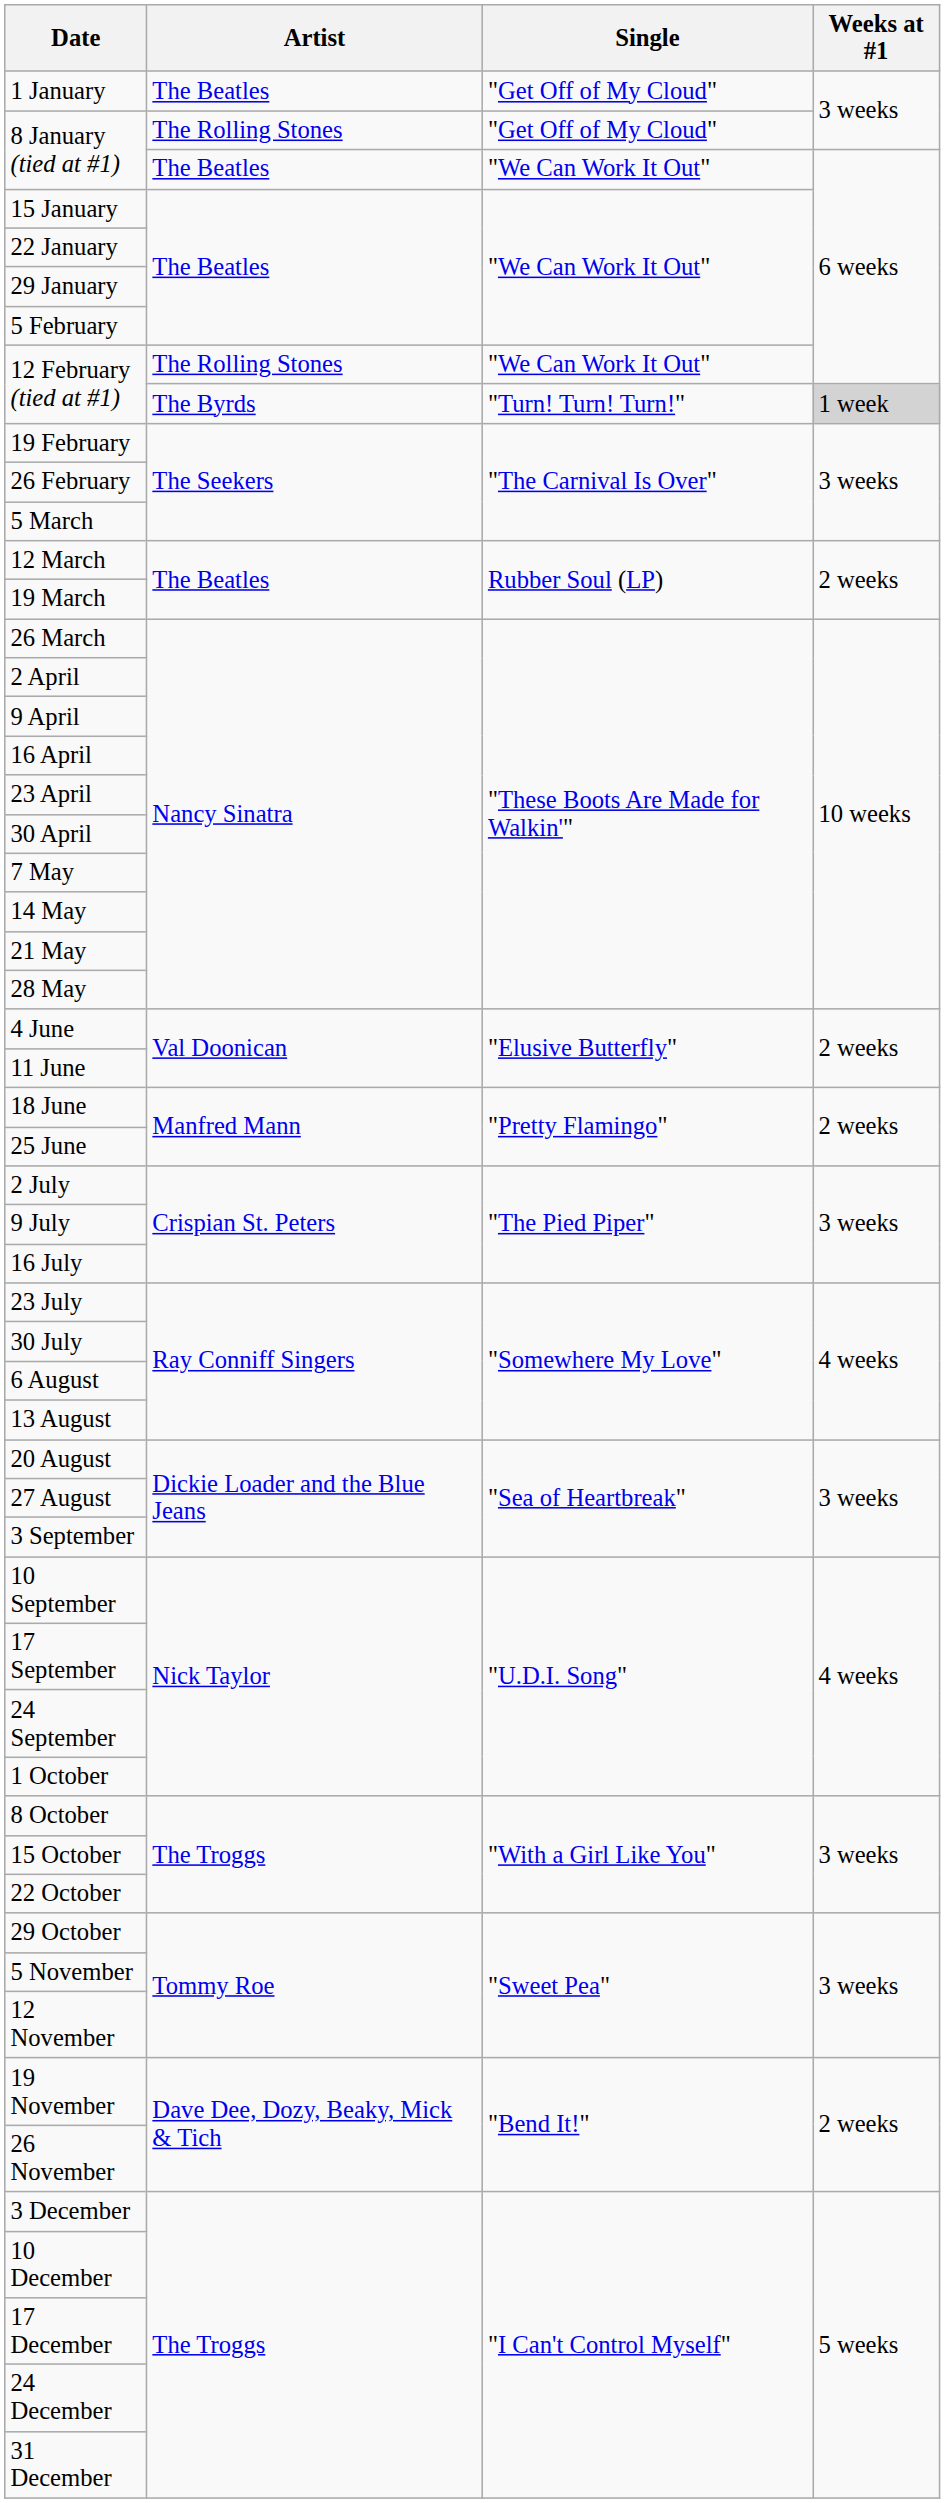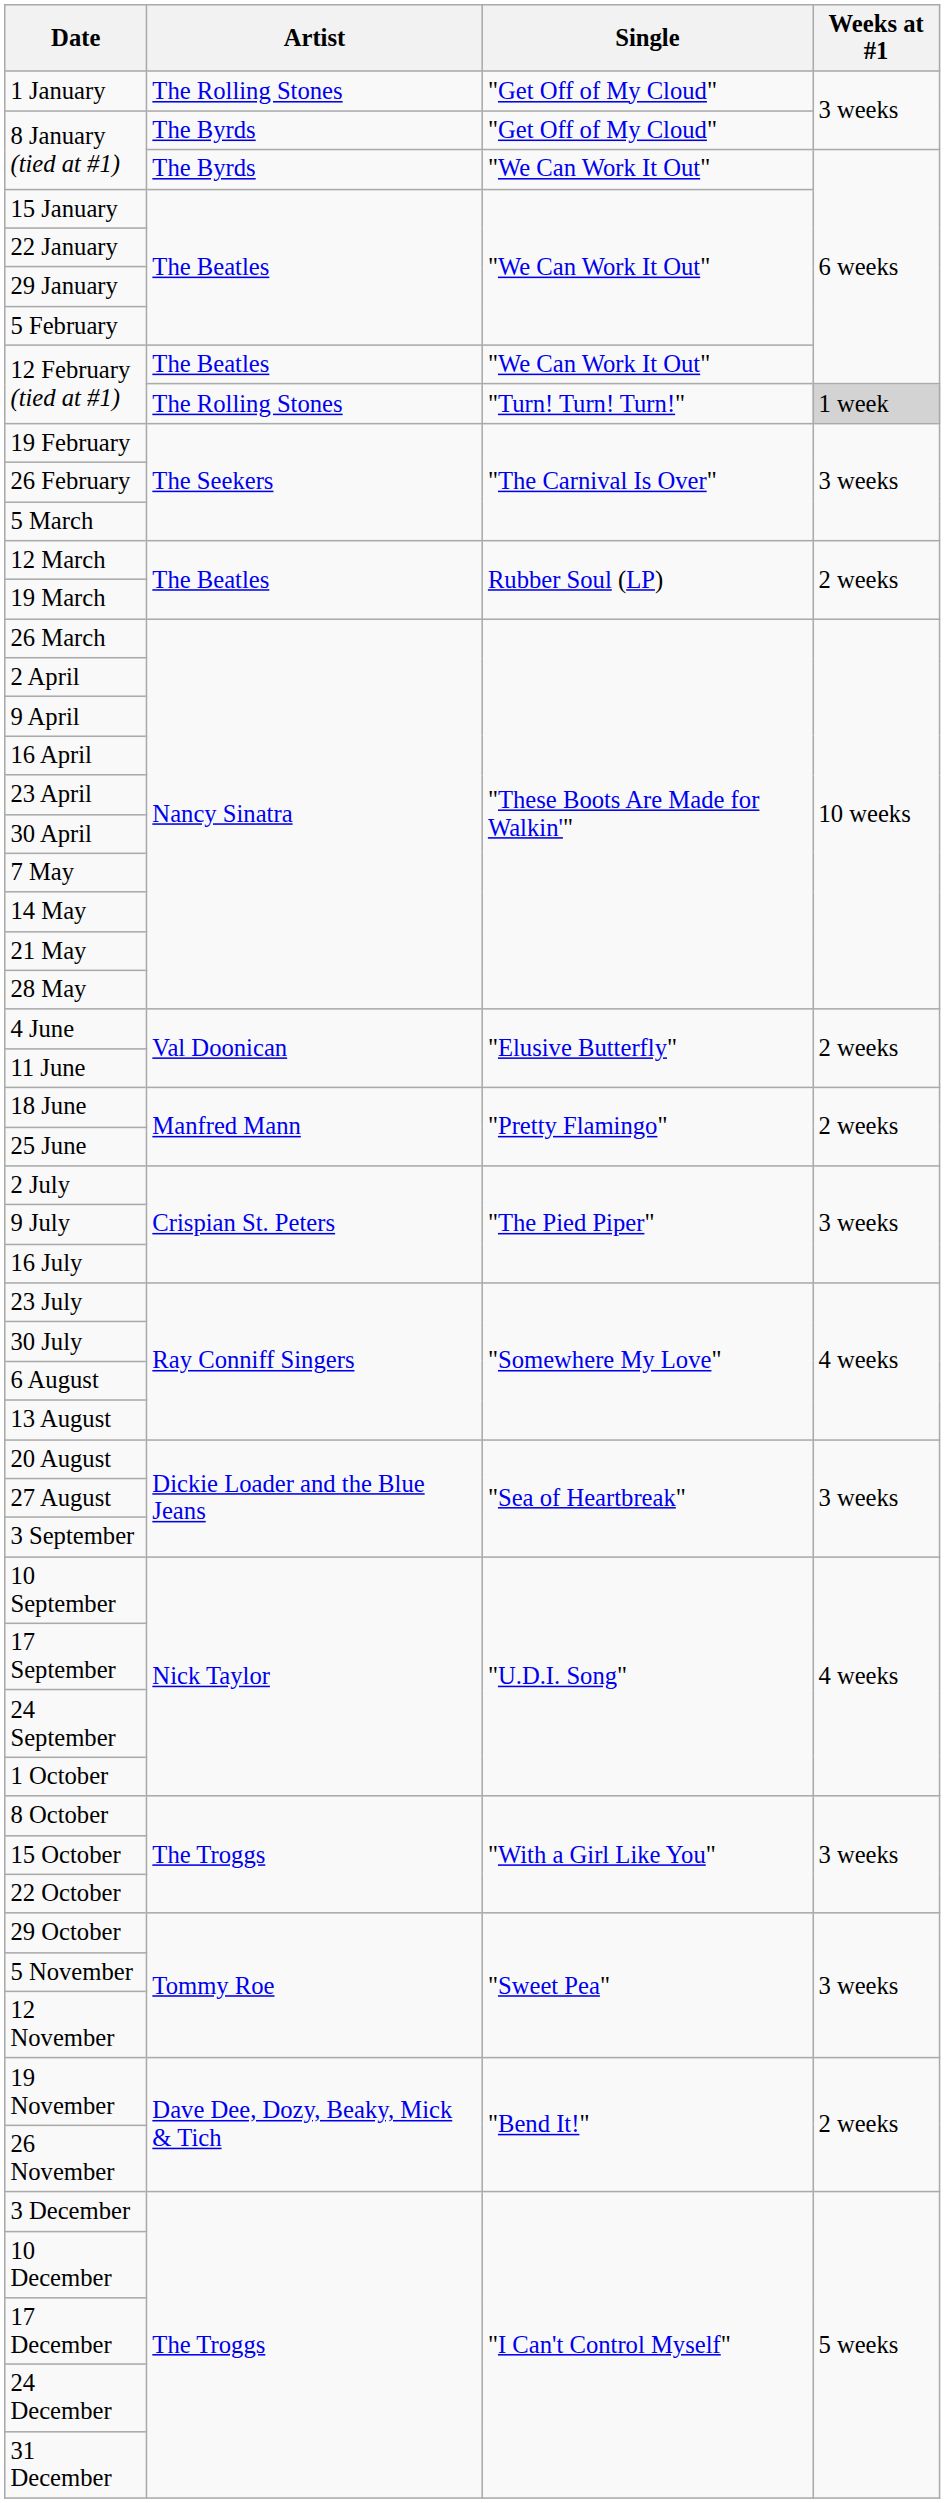(211, 90) The Beatles -> (247, 90) The Rolling Stones
(247, 129) The Rolling Stones -> (204, 129) The Byrds
(211, 168) The Beatles -> (204, 168) The Byrds
(247, 364) The Rolling Stones -> (211, 364) The Beatles
(204, 403) The Byrds -> (247, 403) The Rolling Stones
